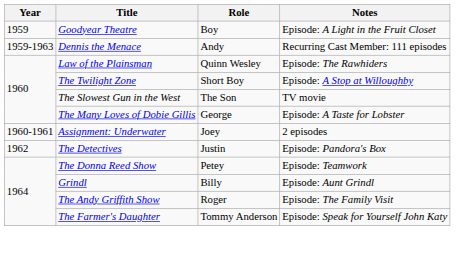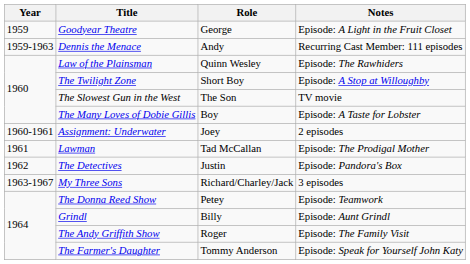(209, 30) Boy -> (216, 30) George
(216, 115) George -> (209, 115) Boy
+ row: (77, 149)
+ row: (90, 183)
